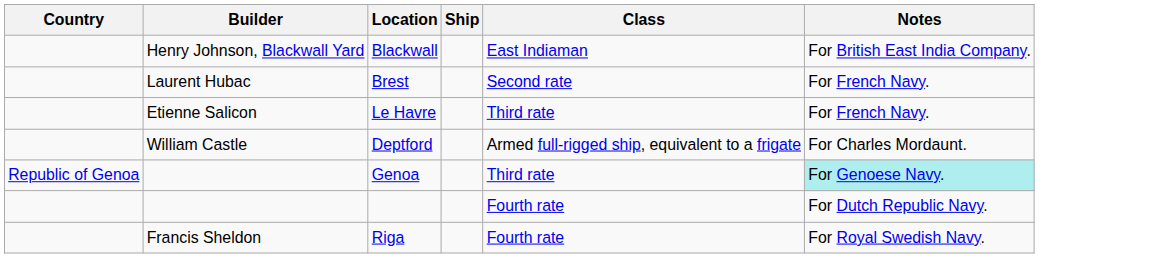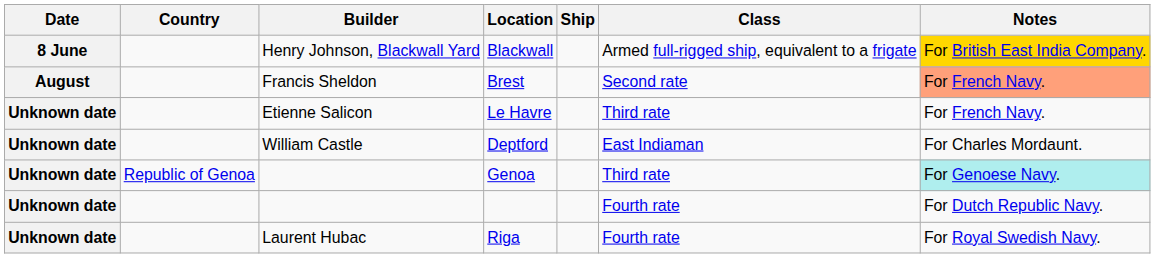+ column: (62, 20)
(537, 51) East Indiaman -> (759, 51) Armed full-rigged ship, equivalent to a frigate
(920, 51) no background -> (1035, 51) gold background
(199, 82) Laurent Hubac -> (319, 82) Francis Sheldon
(869, 82) no background -> (984, 82) lightsalmon background
(644, 144) Armed full-rigged ship, equivalent to a frigate -> (653, 144) East Indiaman
(204, 237) Francis Sheldon -> (314, 237) Laurent Hubac
